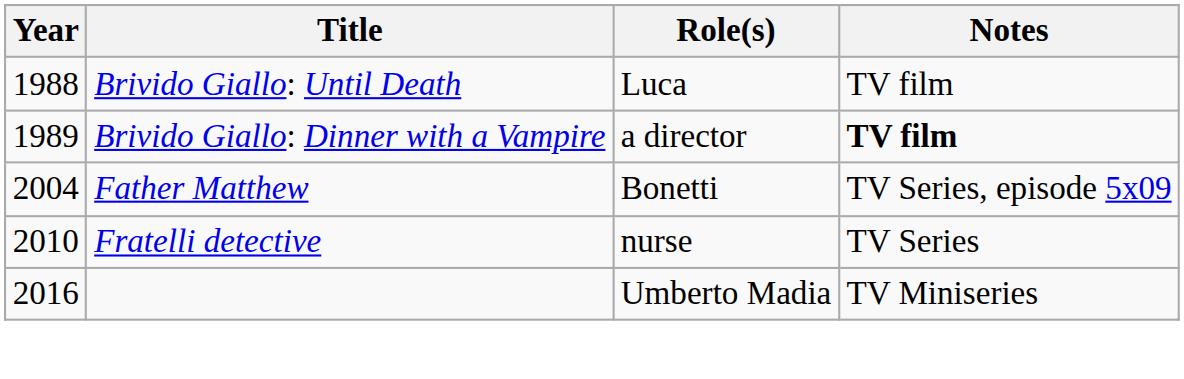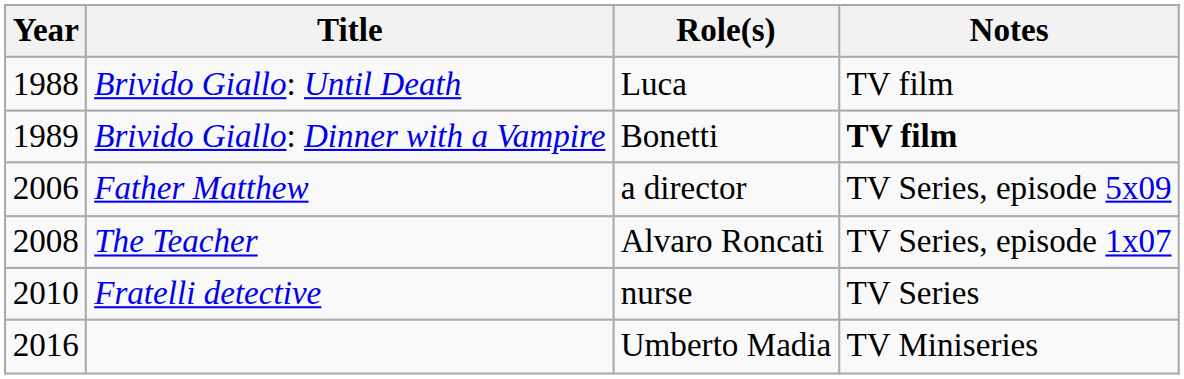(684, 135) a director -> (669, 135) Bonetti
(46, 188) 2004 -> (46, 188) 2006
(669, 188) Bonetti -> (684, 188) a director
+ row: (176, 240)
